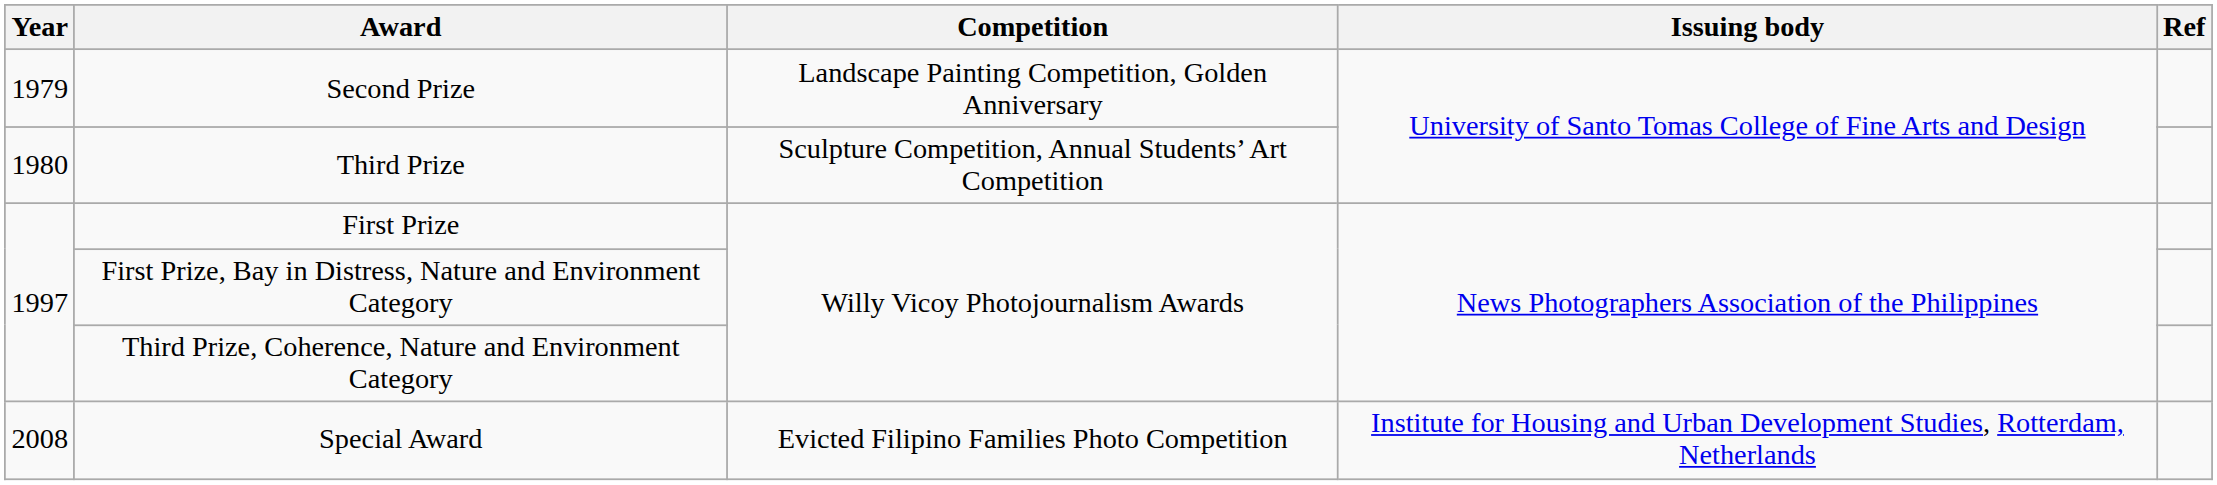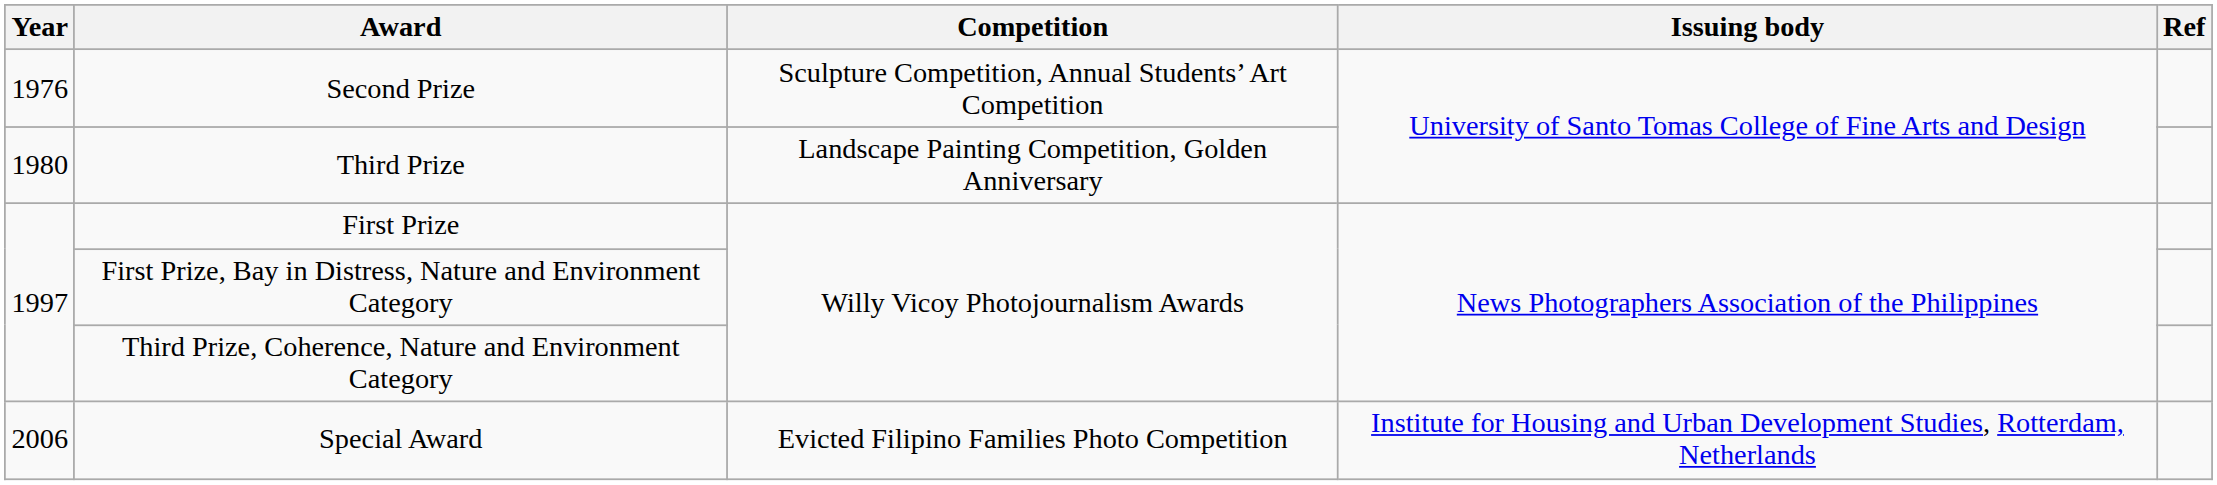(40, 87) 1979 -> (40, 87) 1976
(1033, 87) Landscape Painting Competition, Golden Anniversary -> (1033, 87) Sculpture Competition, Annual Students’ Art Competition
(1033, 164) Sculpture Competition, Annual Students’ Art Competition -> (1033, 164) Landscape Painting Competition, Golden Anniversary
(40, 439) 2008 -> (40, 439) 2006
